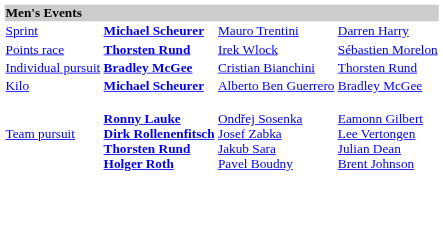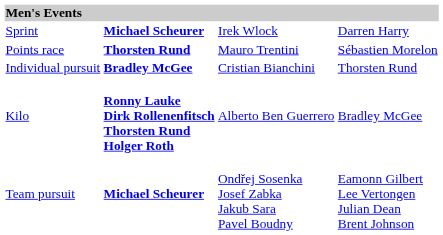(258, 31) Mauro Trentini -> (248, 31) Irek Wlock
(248, 49) Irek Wlock -> (258, 49) Mauro Trentini
(154, 86) Michael Scheurer -> (159, 123) Ronny Lauke Dirk Rollenenfitsch Thorsten Rund Holger Roth
(159, 141) Ronny Lauke Dirk Rollenenfitsch Thorsten Rund Holger Roth -> (154, 193) Michael Scheurer
